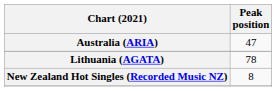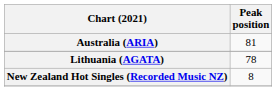(251, 42) 47 -> (251, 42) 81
